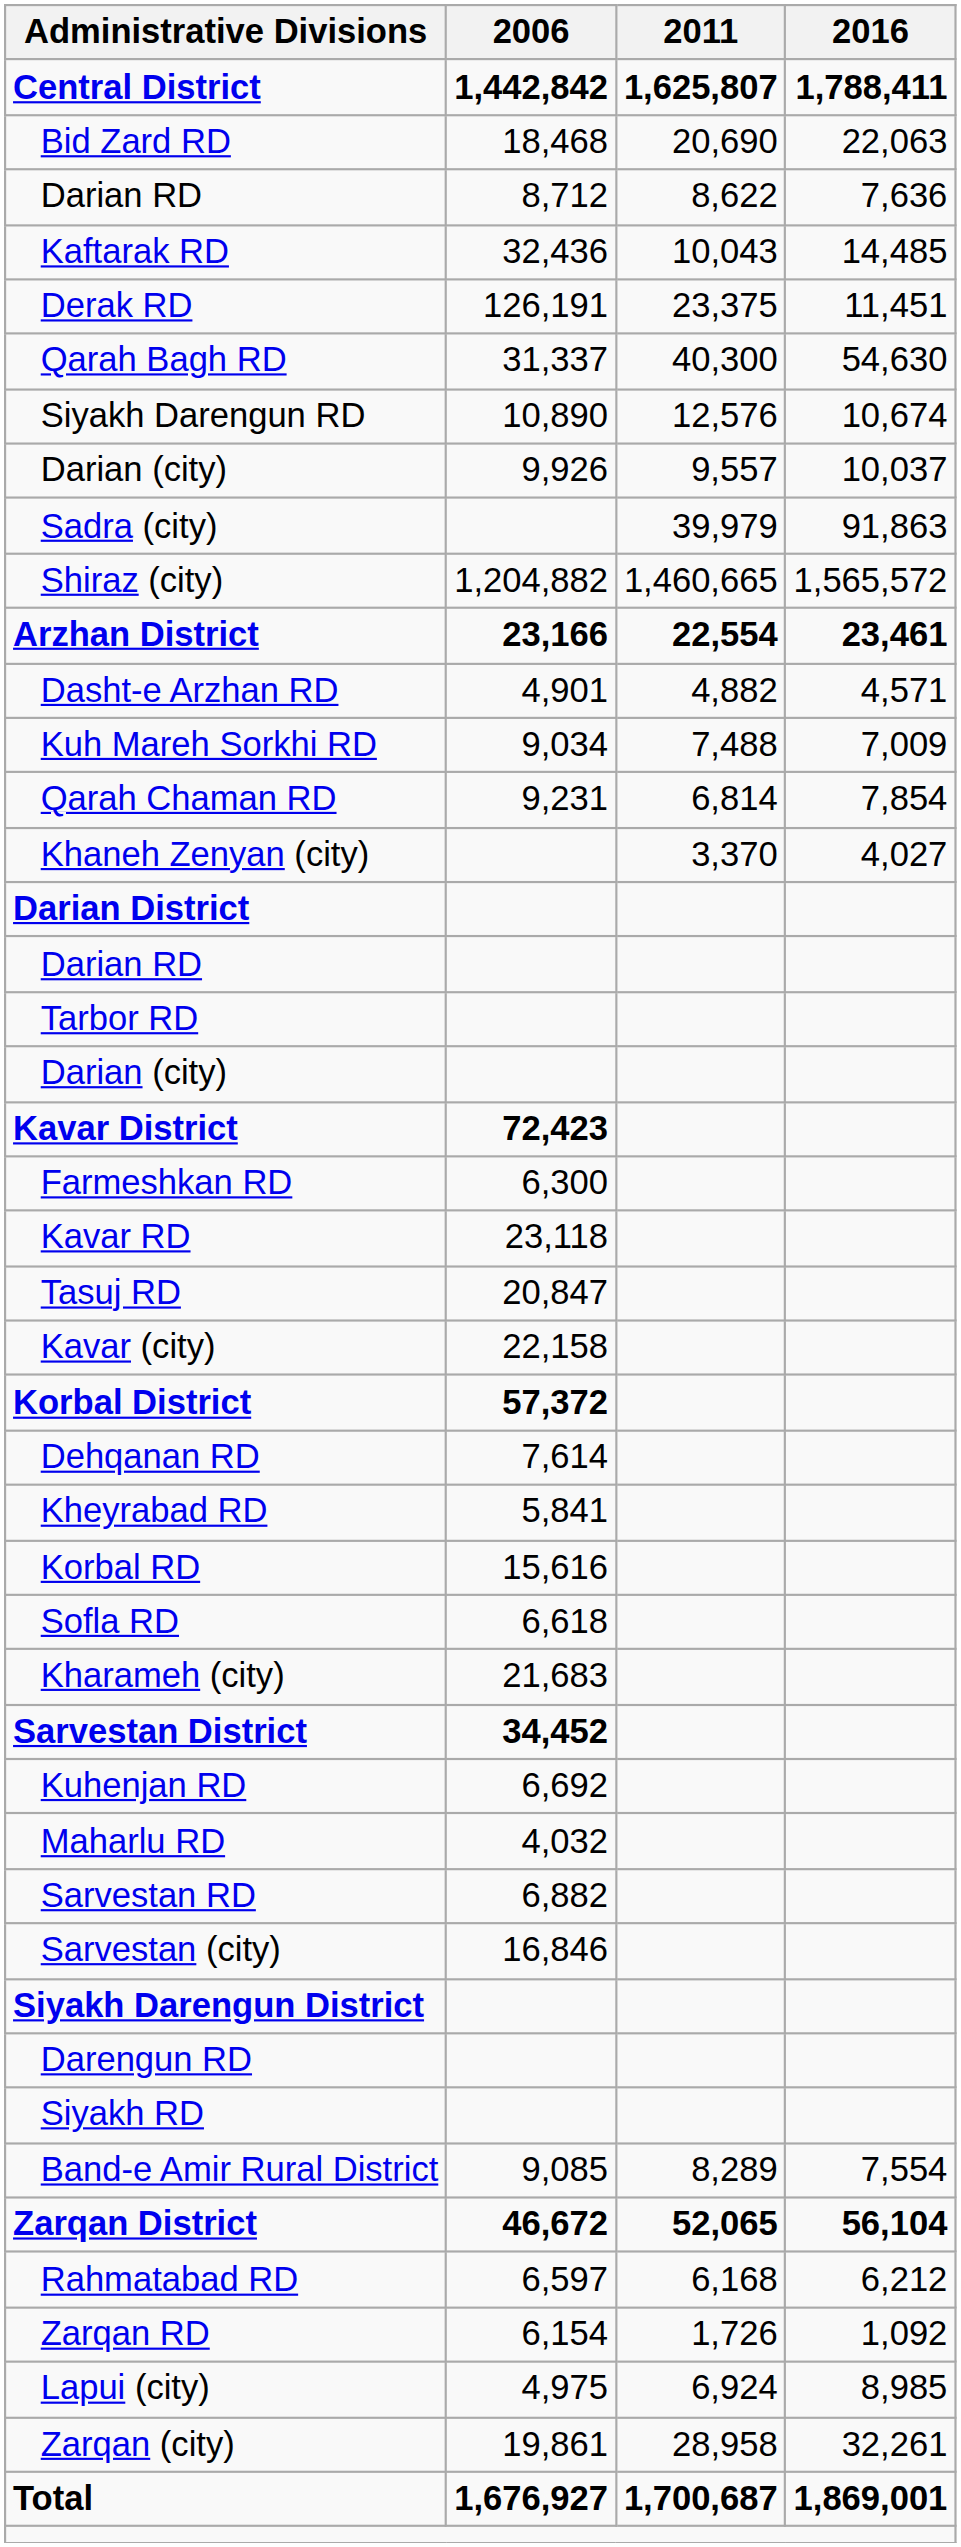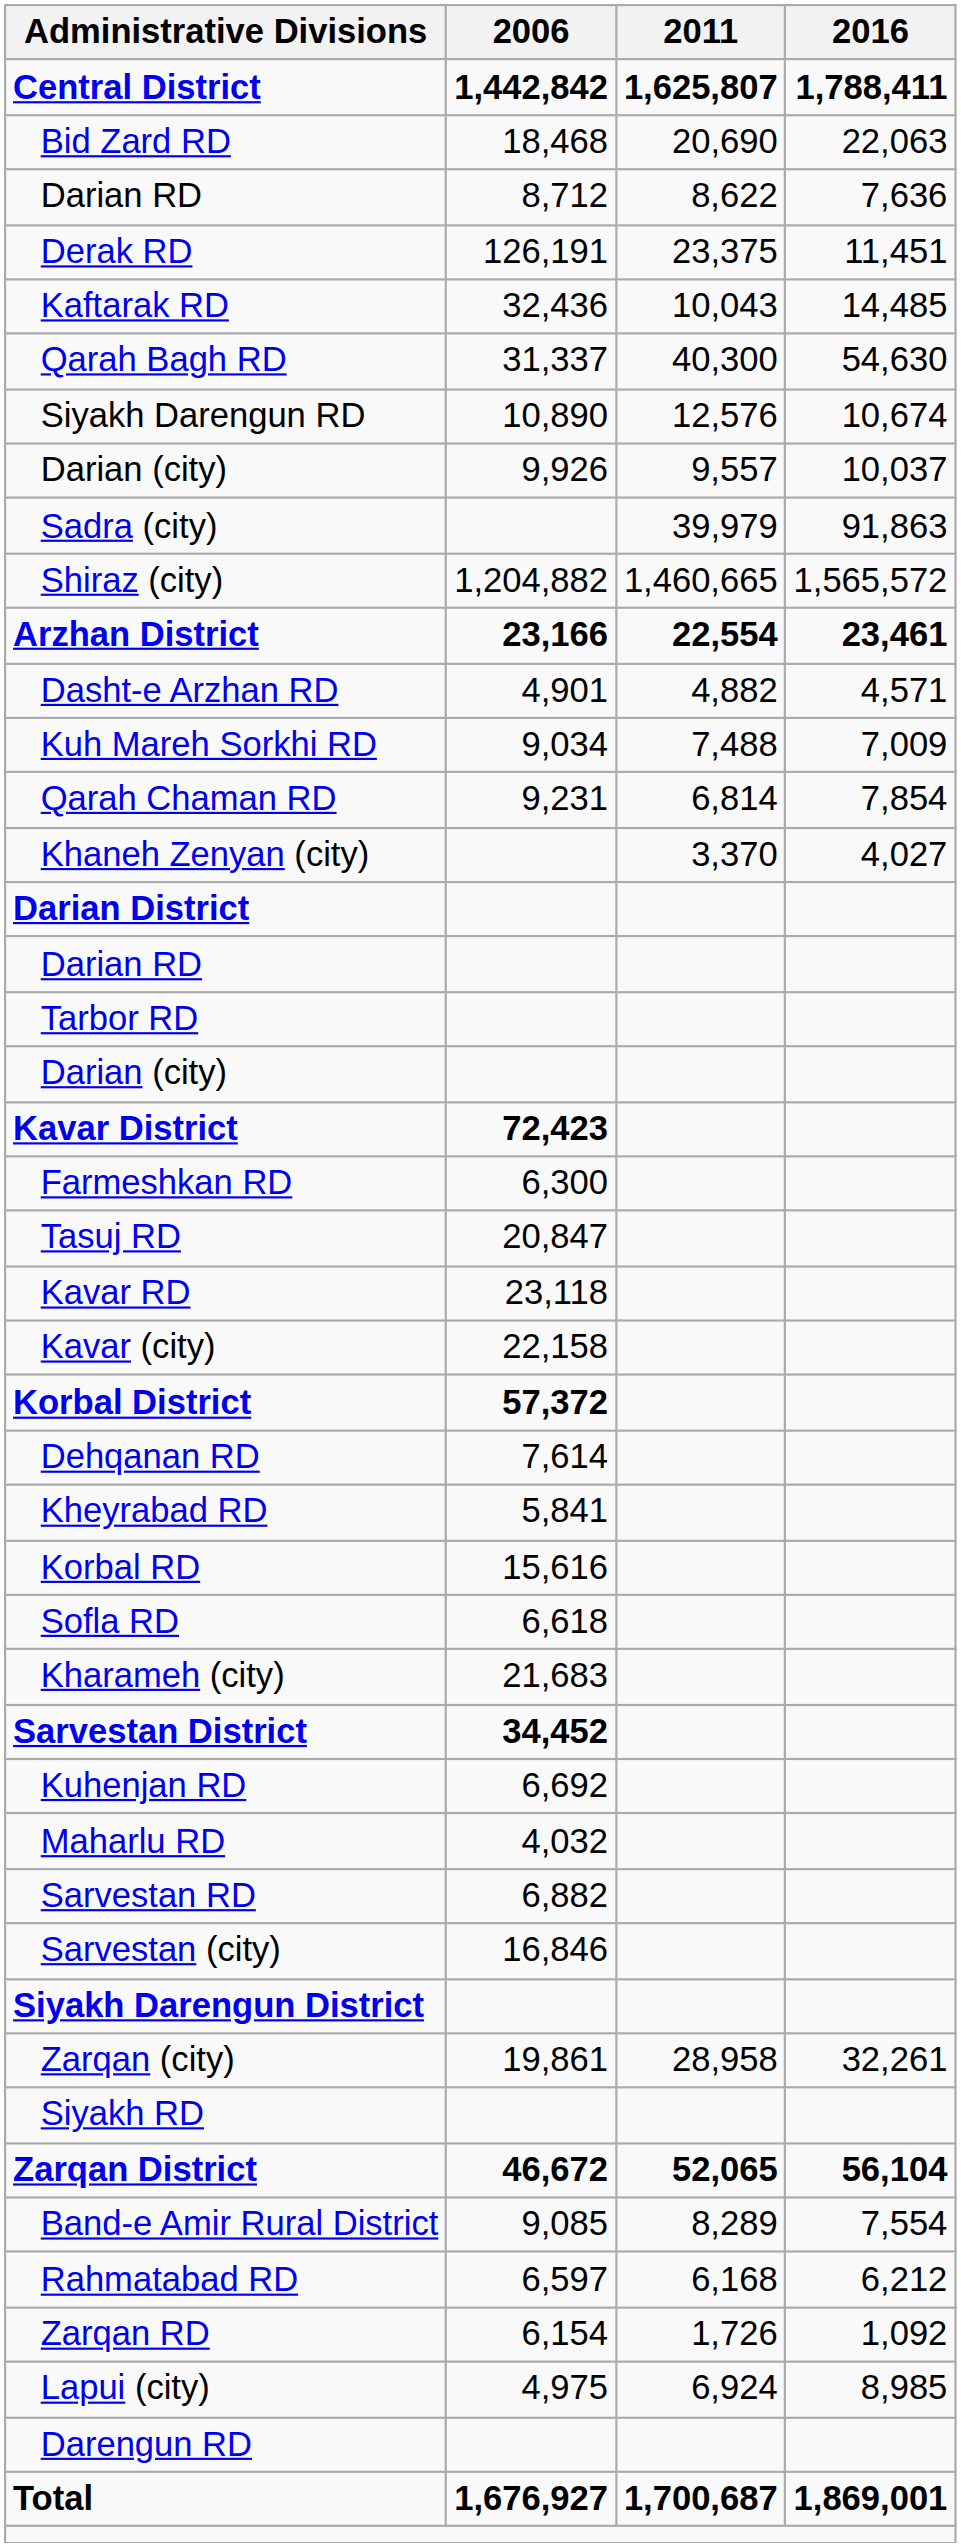rows swapped: (117, 305) <-> (135, 251)
rows swapped: (116, 1237) <-> (111, 1292)
rows swapped: (146, 2059) <-> (138, 2443)
rows swapped: (135, 2224) <-> (239, 2169)
